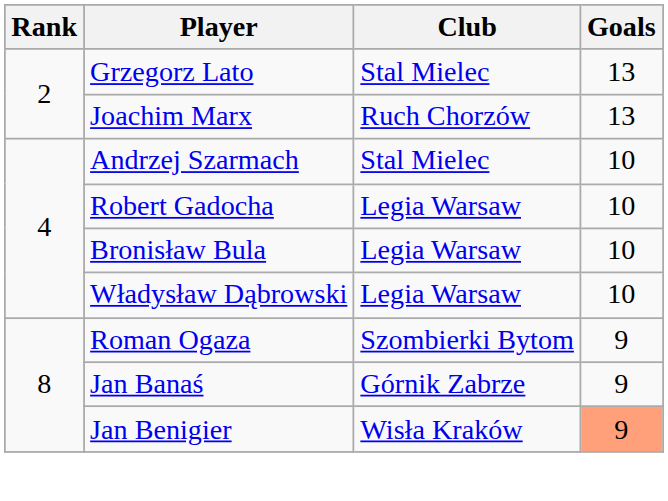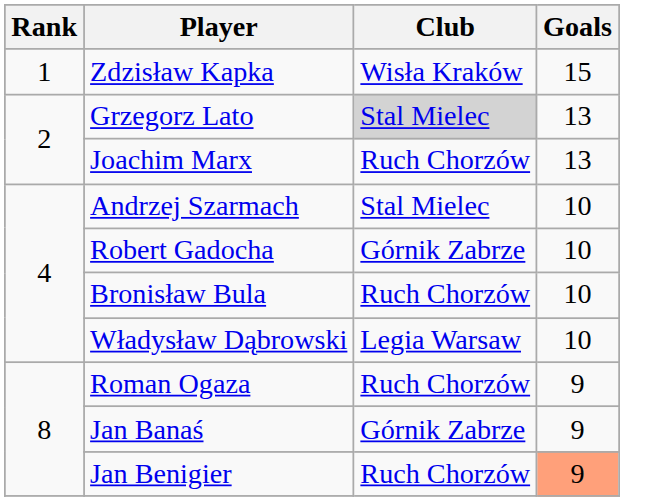+ row: (182, 71)
(425, 71) no background -> (425, 116) lightgrey background
(441, 205) Legia Warsaw -> (443, 250) Górnik Zabrze
(441, 250) Legia Warsaw -> (445, 294) Ruch Chorzów
(467, 339) Szombierki Bytom -> (445, 384) Ruch Chorzów
(442, 428) Wisła Kraków -> (445, 473) Ruch Chorzów
